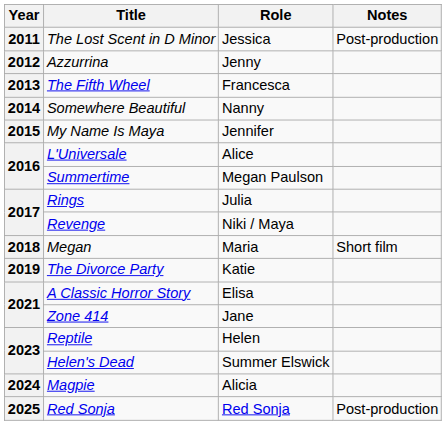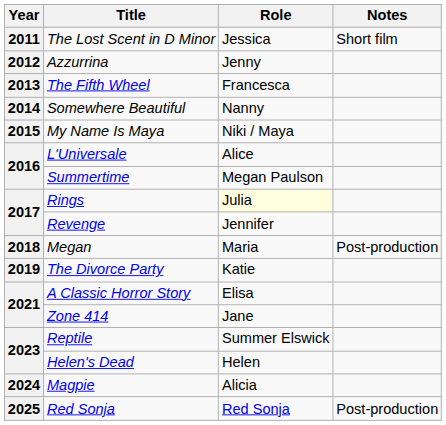(387, 39) Post-production -> (367, 39) Short film
(248, 131) Jennifer -> (258, 131) Niki / Maya
(237, 200) no background -> (237, 200) lightyellow background
(258, 223) Niki / Maya -> (248, 223) Jennifer
(367, 246) Short film -> (387, 246) Post-production
(241, 339) Helen -> (276, 339) Summer Elswick
(276, 362) Summer Elswick -> (241, 362) Helen
